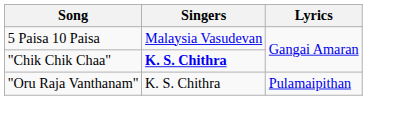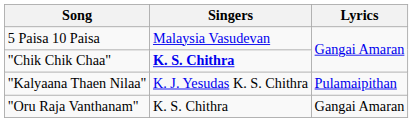+ row: (77, 83)
(310, 83) Pulamaipithan -> (359, 106) Gangai Amaran
